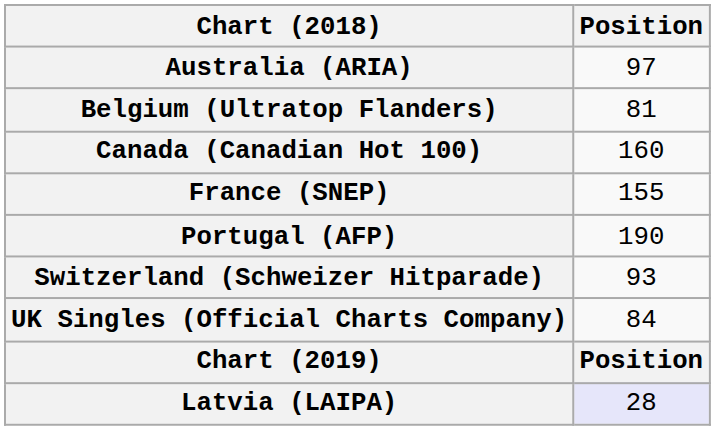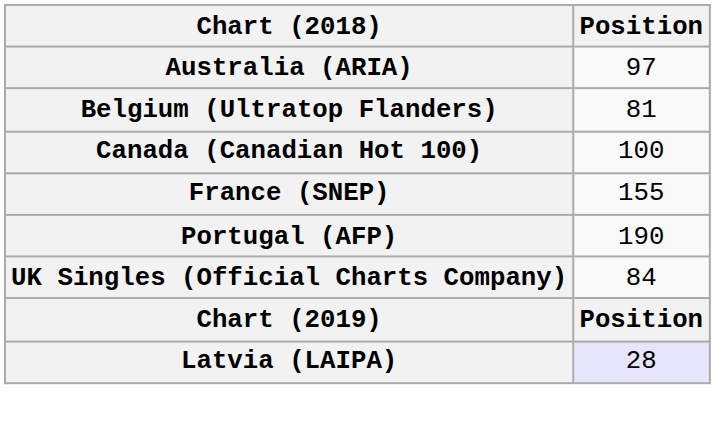(641, 152) 160 -> (641, 152) 100
- row: (289, 278)
